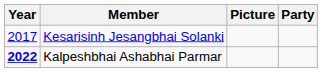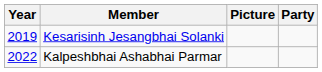(22, 36) 2017 -> (22, 36) 2019
(22, 57) bold -> (22, 57) normal
